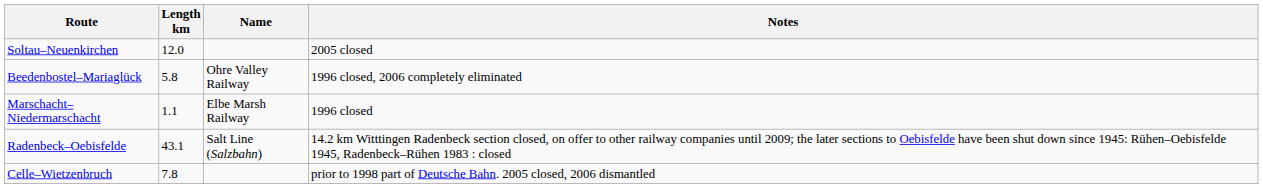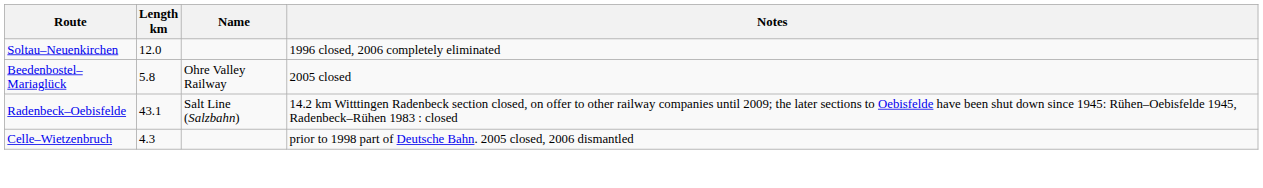(342, 49) 2005 closed -> (395, 49) 1996 closed, 2006 completely eliminated
(416, 76) 1996 closed, 2006 completely eliminated -> (320, 76) 2005 closed
- row: (54, 111)
(170, 173) 7.8 -> (147, 139) 4.3
